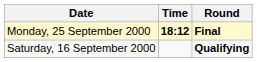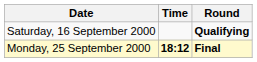rows swapped: (81, 48) <-> (79, 31)
